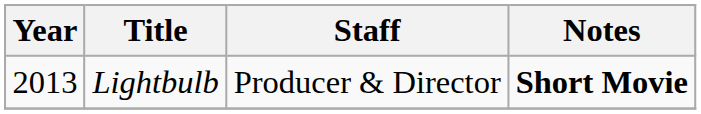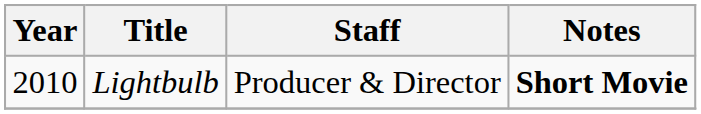(45, 81) 2013 -> (45, 81) 2010
